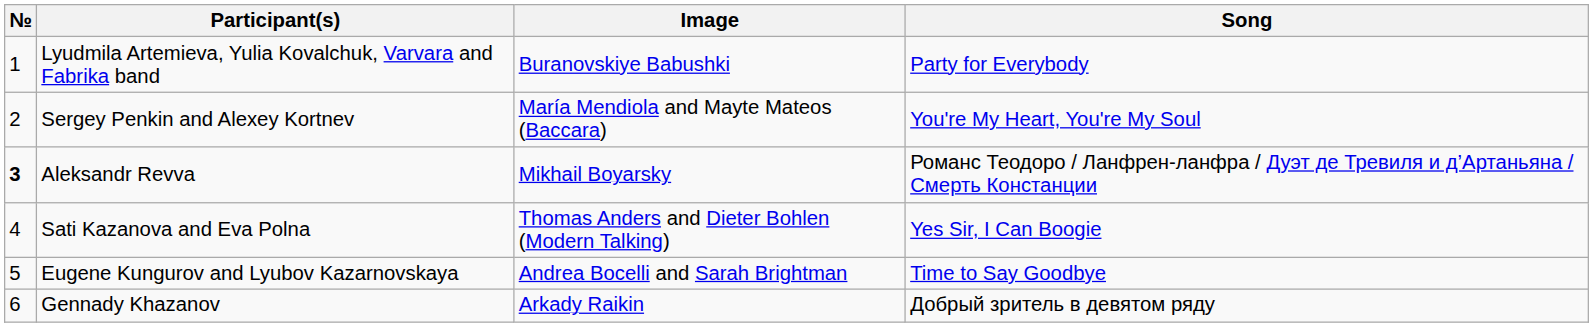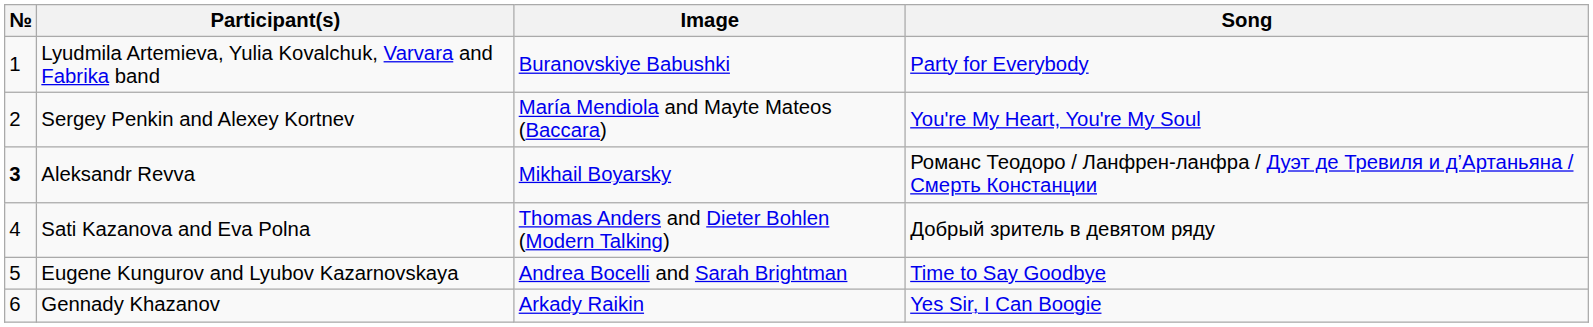(1006, 229) Yes Sir, I Can Boogie -> (1063, 229) Добрый зритель в девятом ряду
(1063, 305) Добрый зритель в девятом ряду -> (1006, 305) Yes Sir, I Can Boogie
